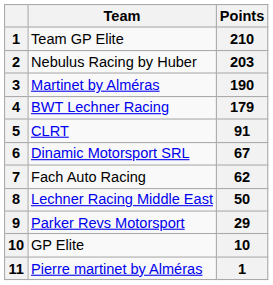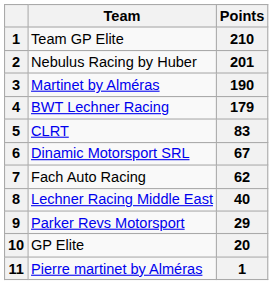(242, 61) 203 -> (242, 61) 201
(242, 130) 91 -> (242, 130) 83
(242, 199) 50 -> (242, 199) 40
(242, 245) 10 -> (242, 245) 20
